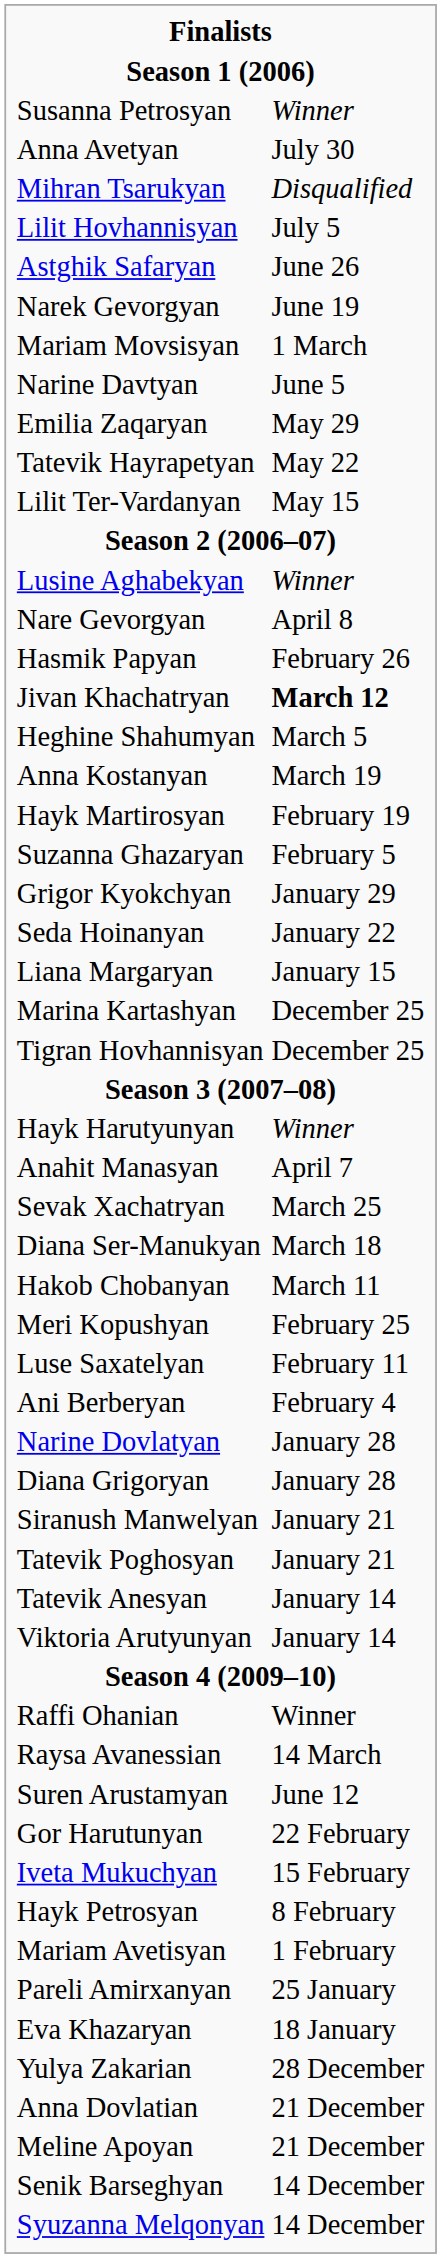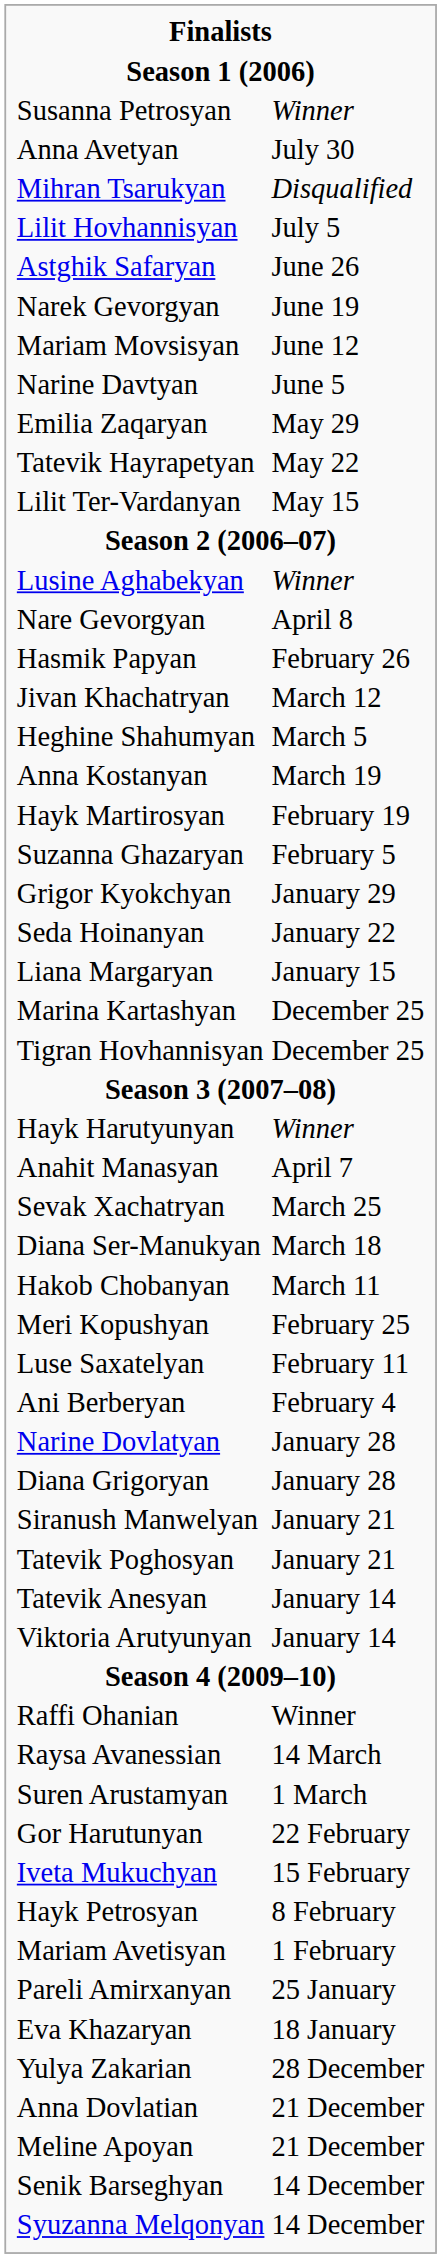(319, 345) 1 March -> (315, 345) June 12
(330, 698) bold -> (326, 698) normal
(315, 1794) June 12 -> (319, 1794) 1 March
